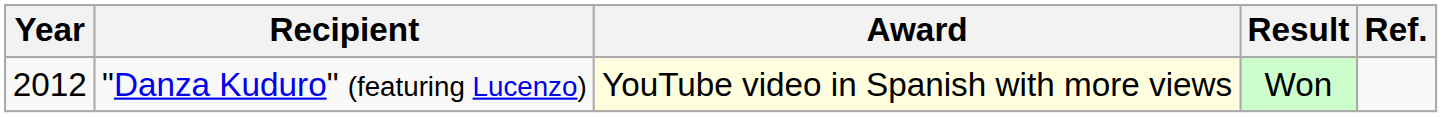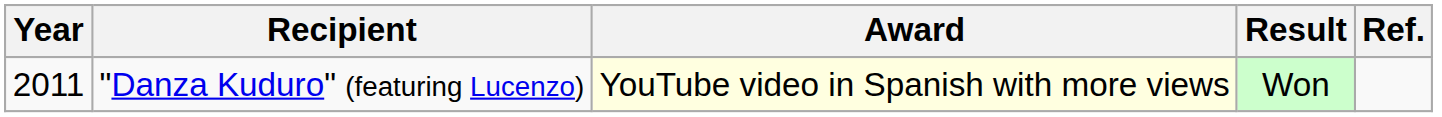(50, 83) 2012 -> (48, 83) 2011
